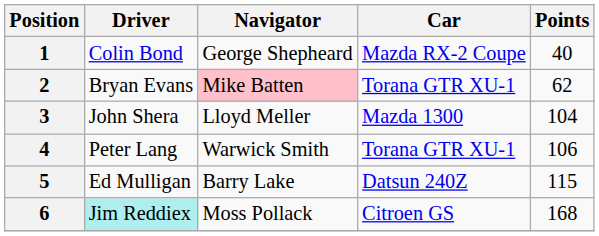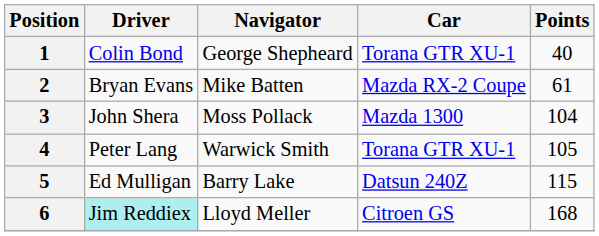(444, 52) Mazda RX-2 Coupe -> (439, 52) Torana GTR XU-1
(253, 85) pink background -> (253, 85) no background
(439, 85) Torana GTR XU-1 -> (444, 85) Mazda RX-2 Coupe
(562, 85) 62 -> (562, 85) 61
(256, 117) Lloyd Meller -> (257, 117) Moss Pollack
(562, 149) 106 -> (562, 149) 105
(257, 213) Moss Pollack -> (256, 213) Lloyd Meller
